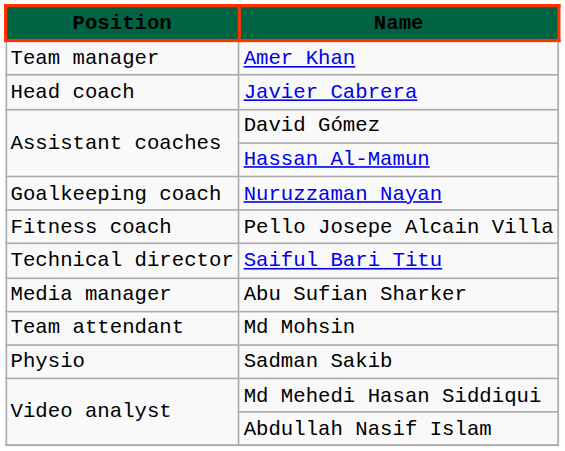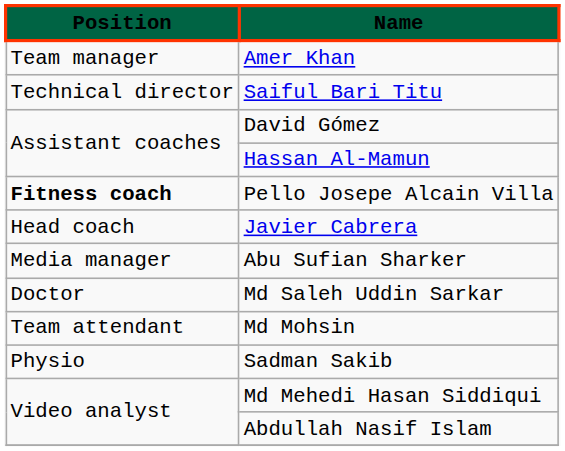rows swapped: (330, 92) <-> (343, 261)
- row: (343, 193)
(91, 227) normal -> (91, 193) bold
+ row: (374, 294)
